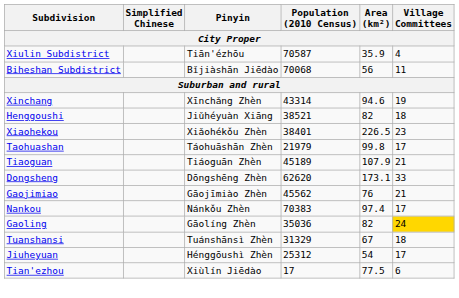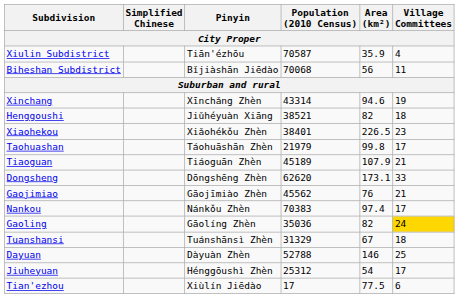+ row: (24, 255)
